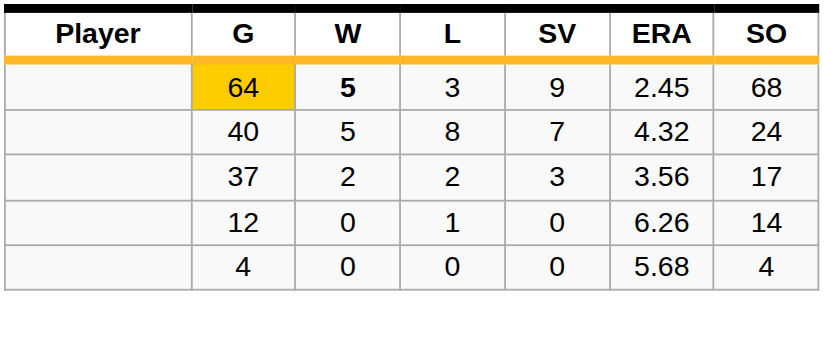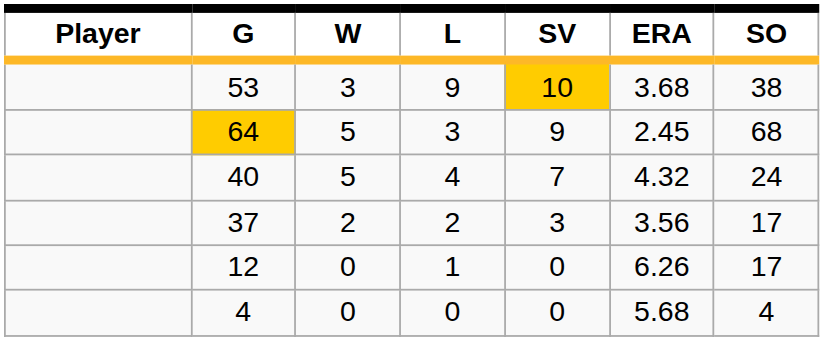+ row: (243, 86)
(348, 86) bold -> (348, 131) normal
(453, 131) 8 -> (453, 176) 4
(766, 221) 14 -> (766, 267) 17
